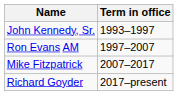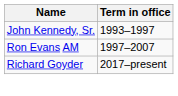- row: (45, 64)
